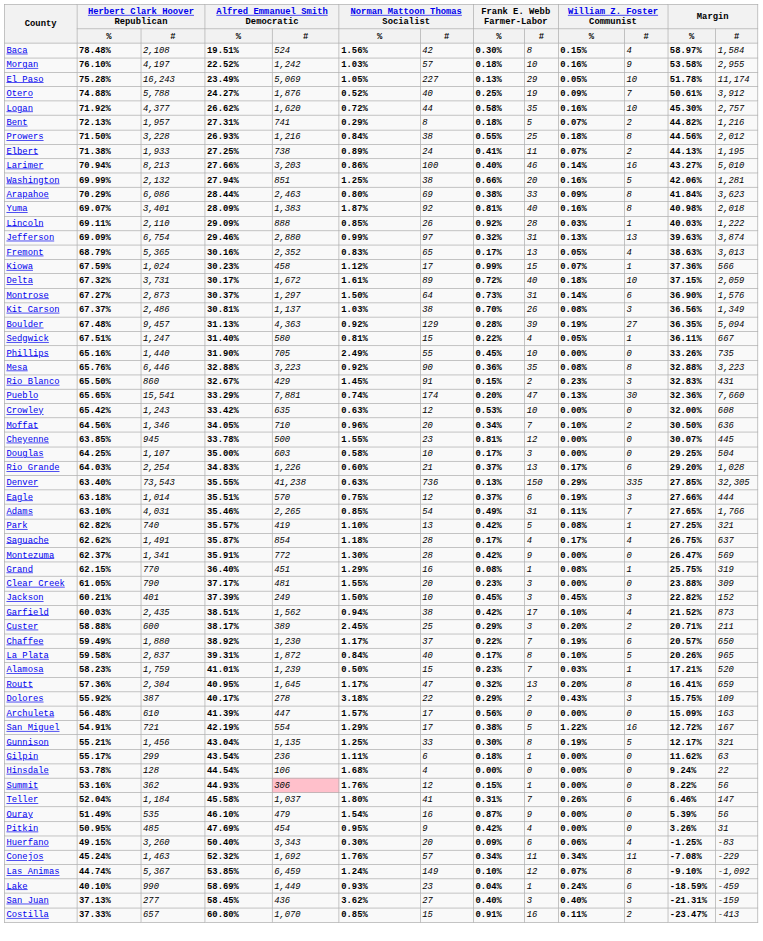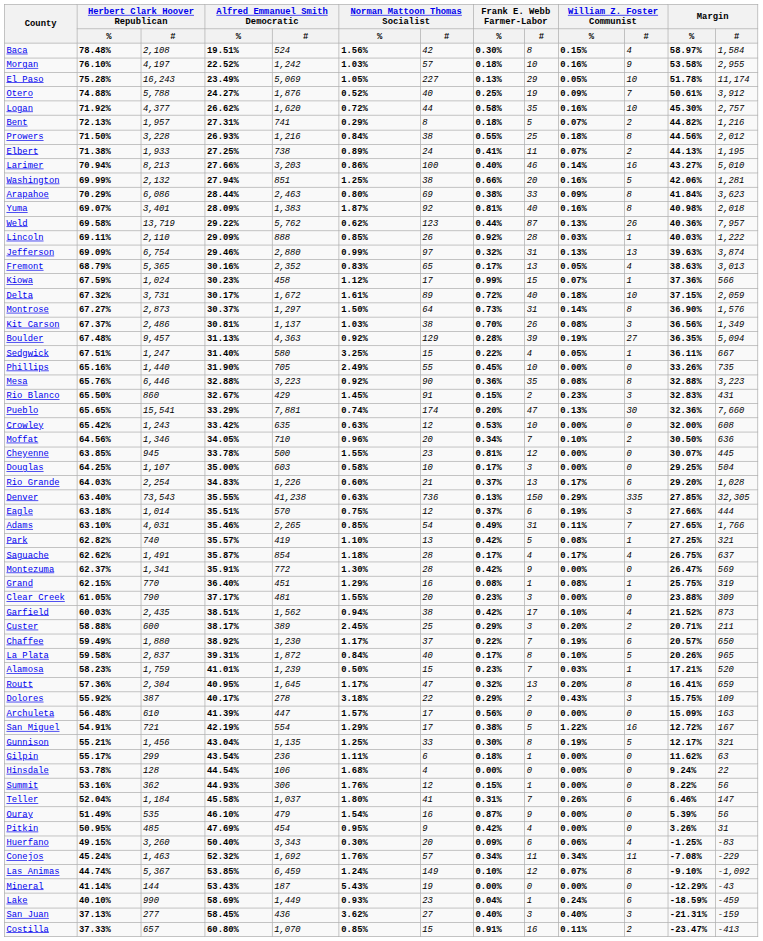+ row: (17, 223)
(629, 295) 6 -> (629, 310) 8
(354, 339) 0.81% -> (354, 353) 3.25%
- row: (25, 598)
(282, 785) pink background -> (282, 785) no background
+ row: (25, 886)
